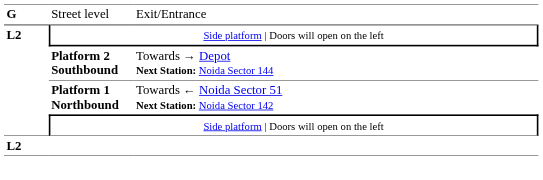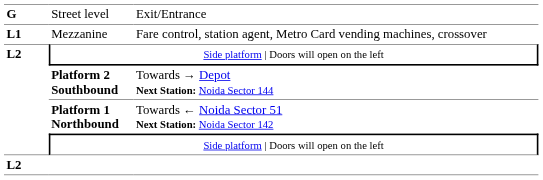+ row: (79, 34)
